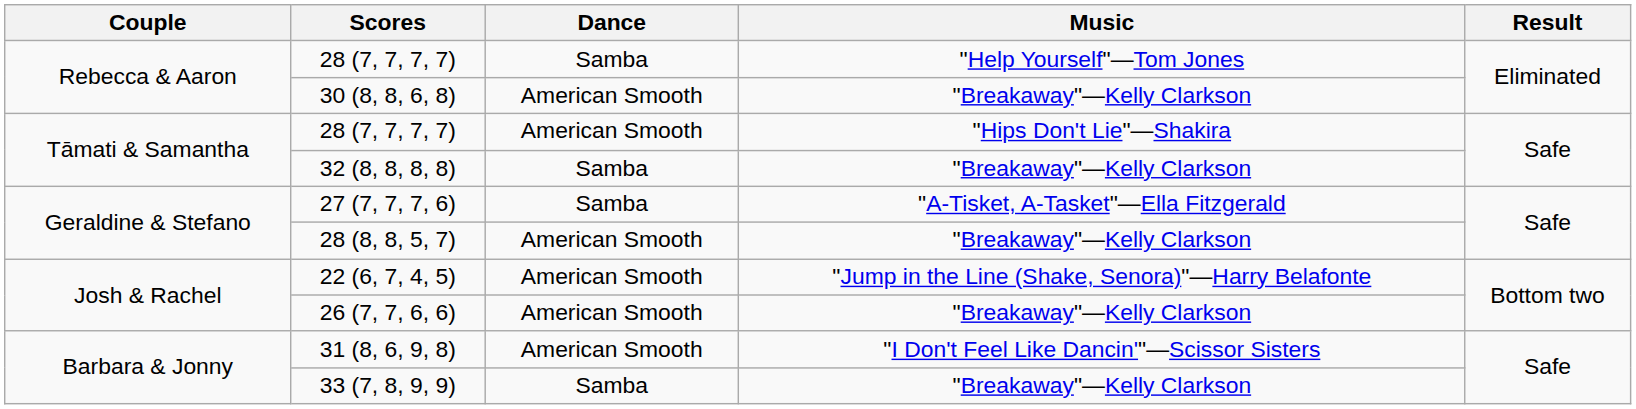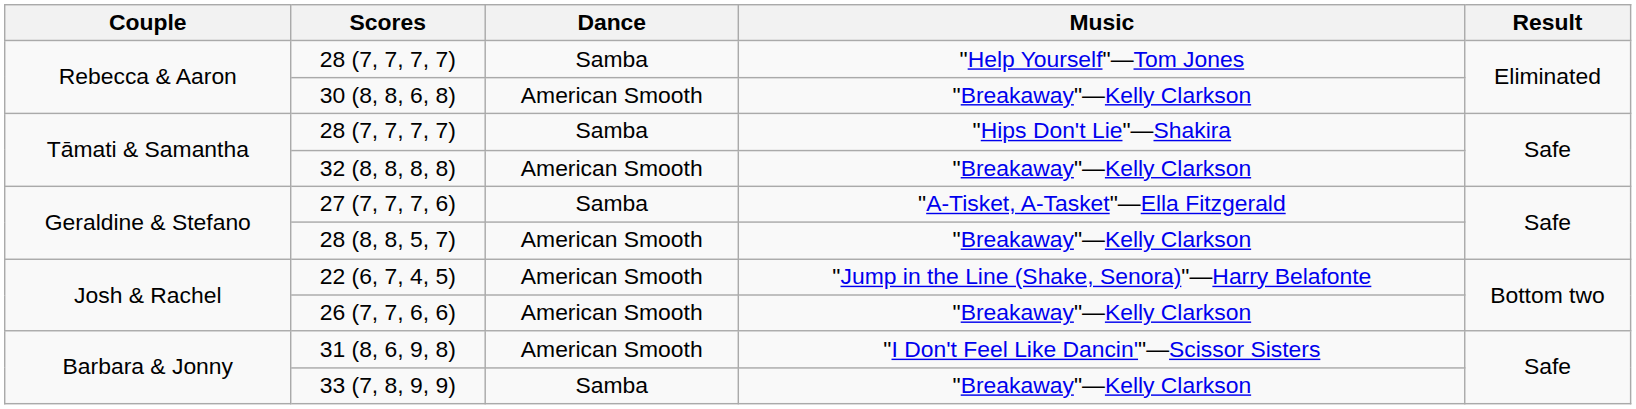(612, 131) American Smooth -> (612, 131) Samba
(612, 167) Samba -> (612, 167) American Smooth
